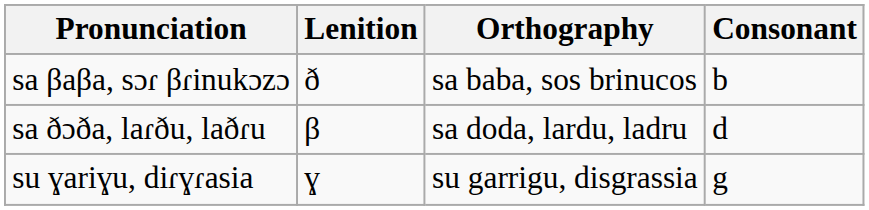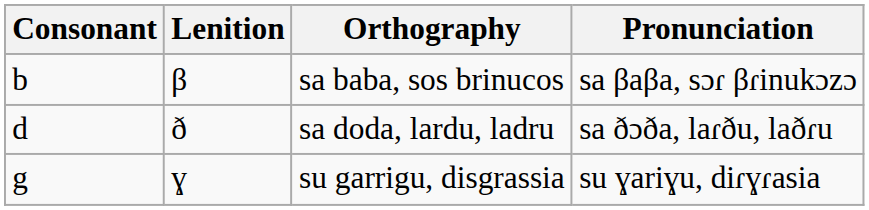columns swapped: (785, 29) <-> (151, 29)
(312, 79) ð -> (179, 79) β
(312, 128) β -> (179, 128) ð
